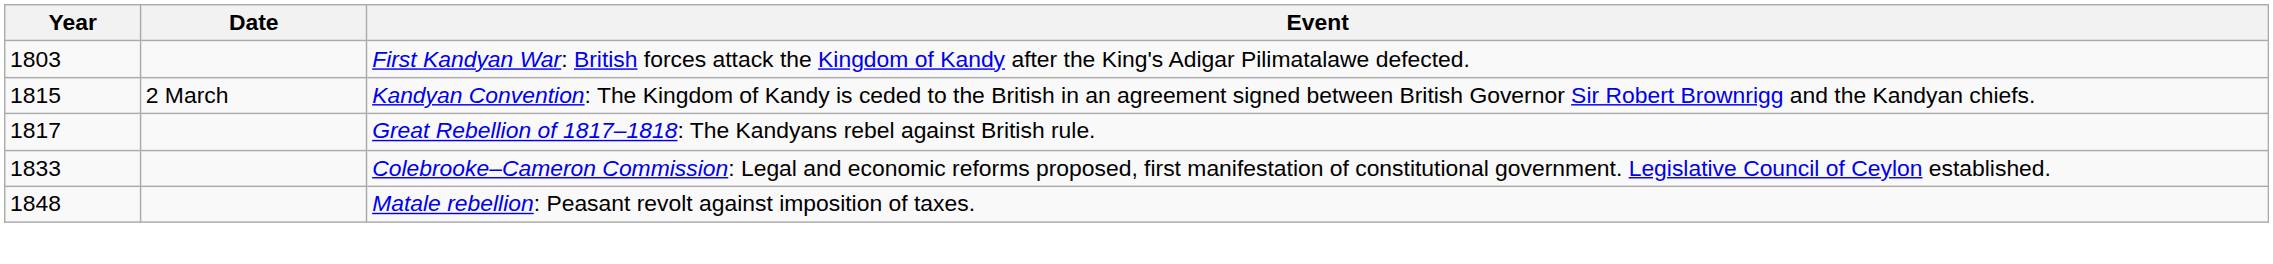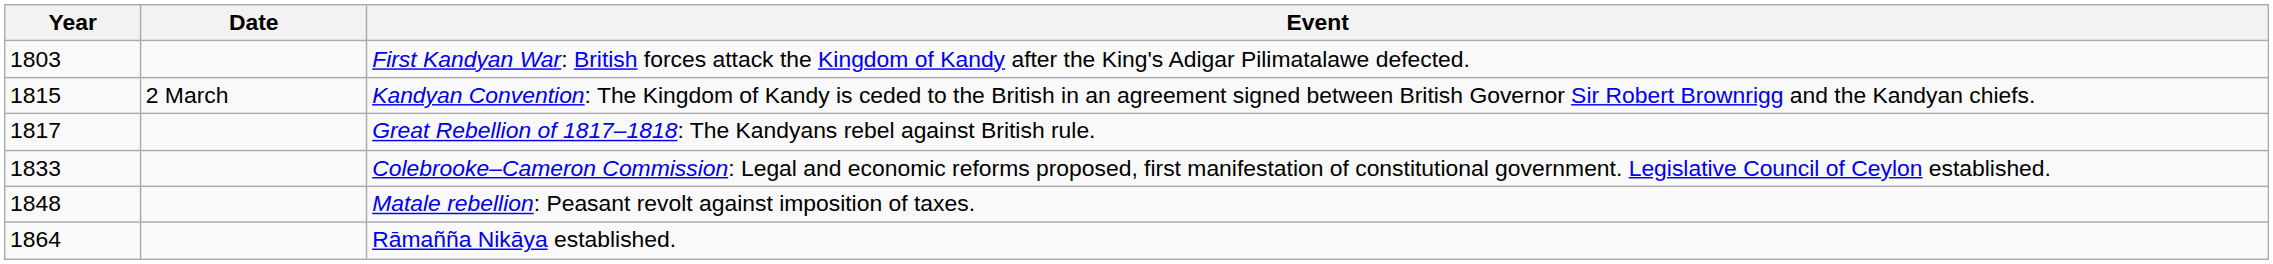+ row: (524, 240)
